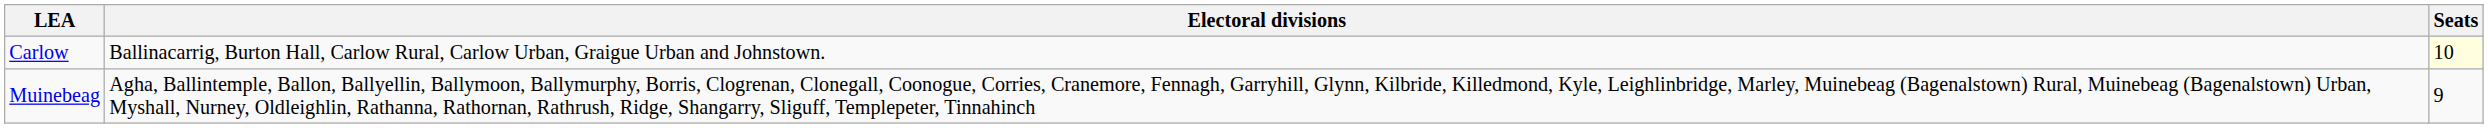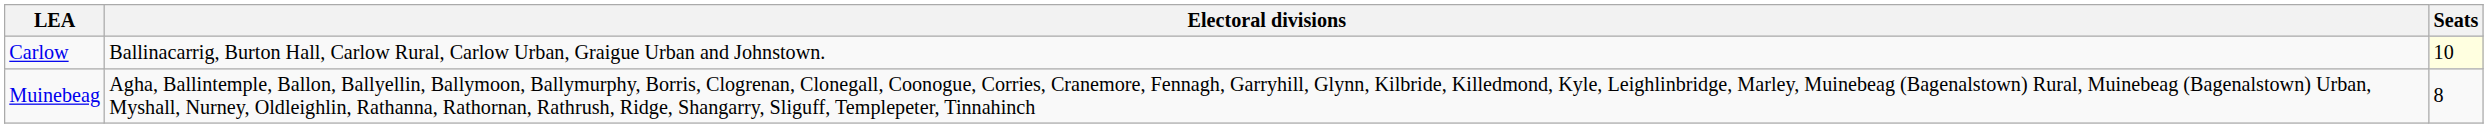(2439, 95) 9 -> (2439, 95) 8
